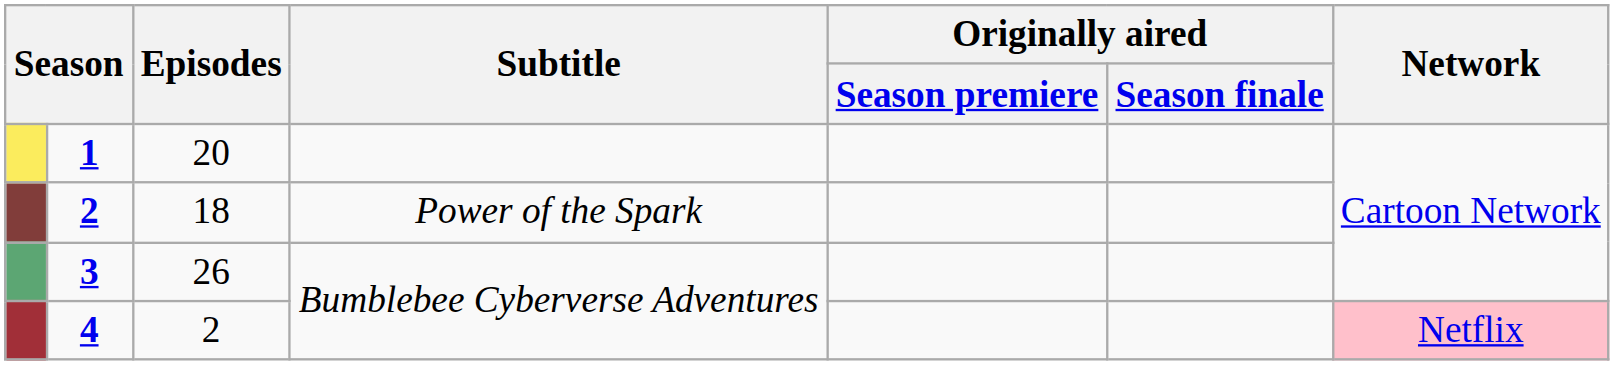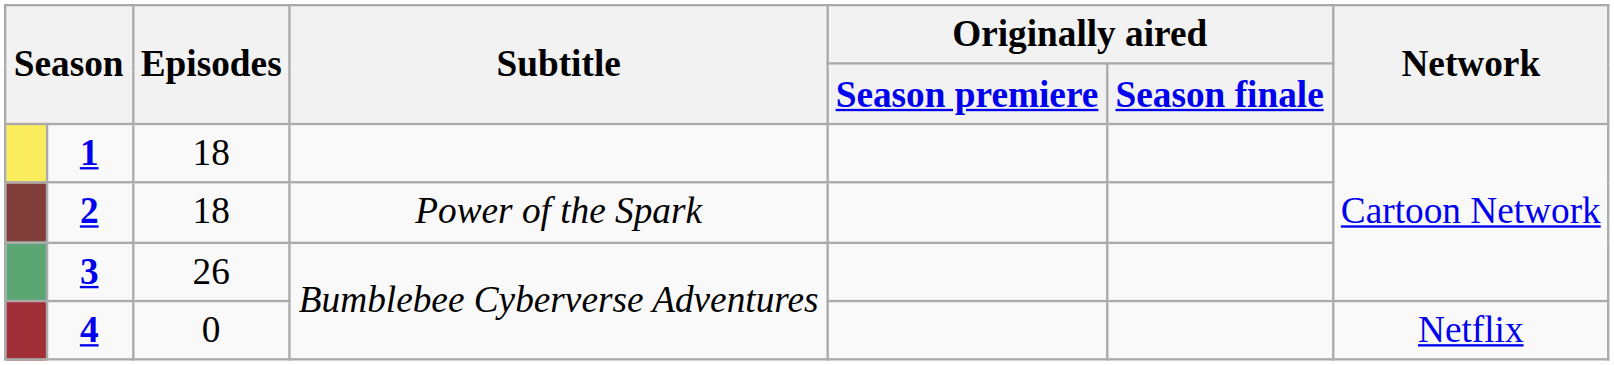(211, 152) 20 -> (211, 152) 18
(211, 329) 2 -> (211, 329) 0
(1471, 329) pink background -> (1471, 329) no background
